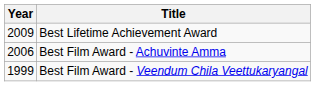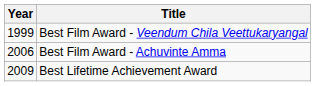rows swapped: (174, 71) <-> (128, 33)
